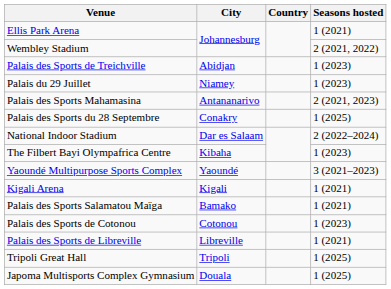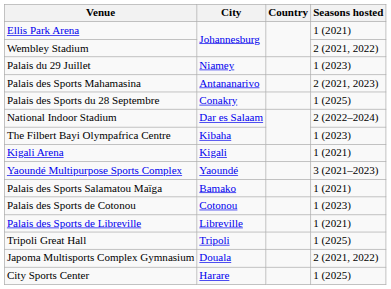- row: (76, 65)
rows swapped: (35, 188) <-> (94, 170)
(332, 275) 1 (2025) -> (346, 258) 2 (2021, 2022)
+ row: (48, 275)
